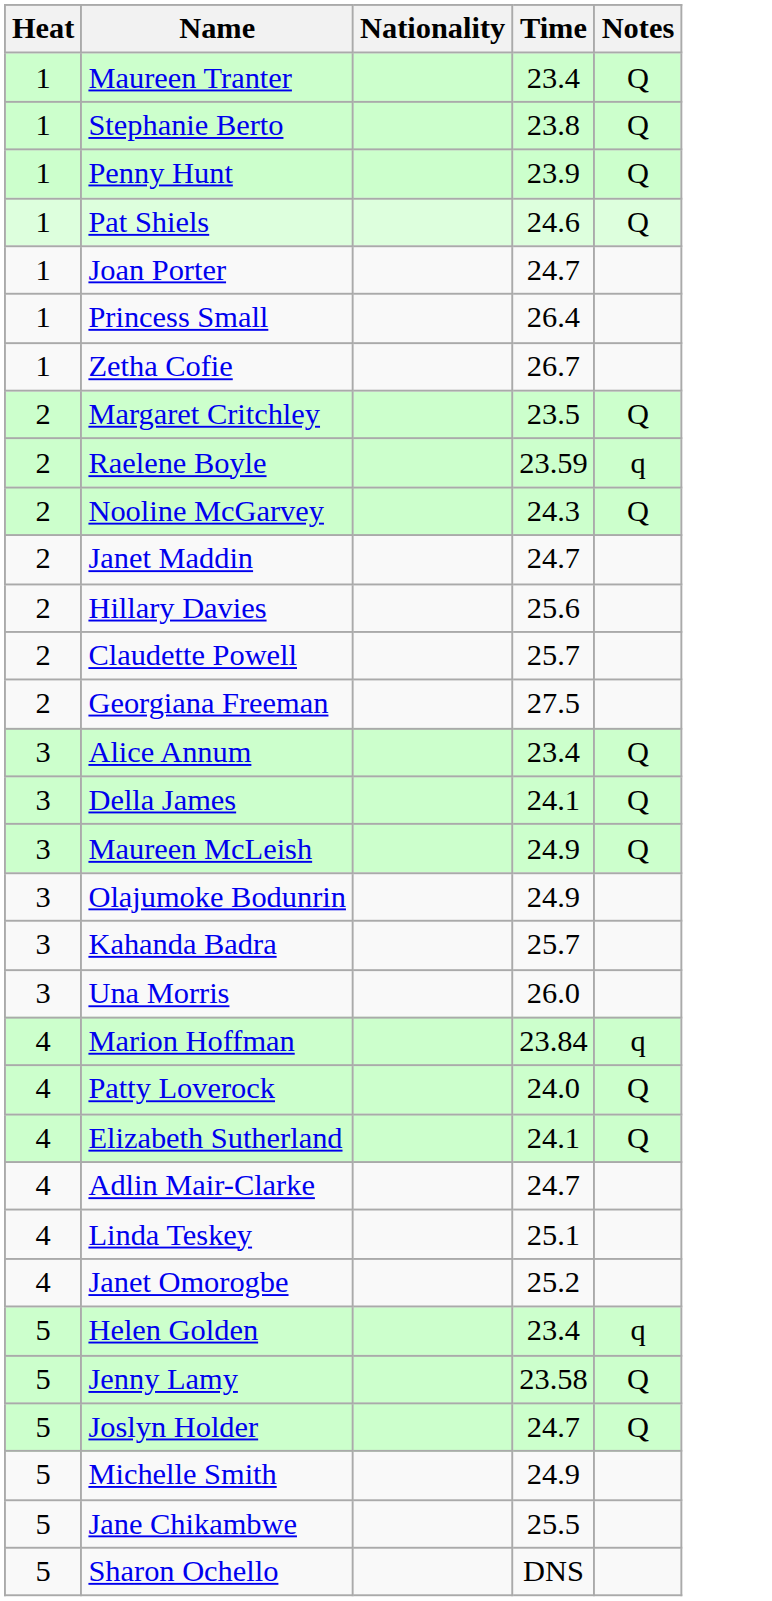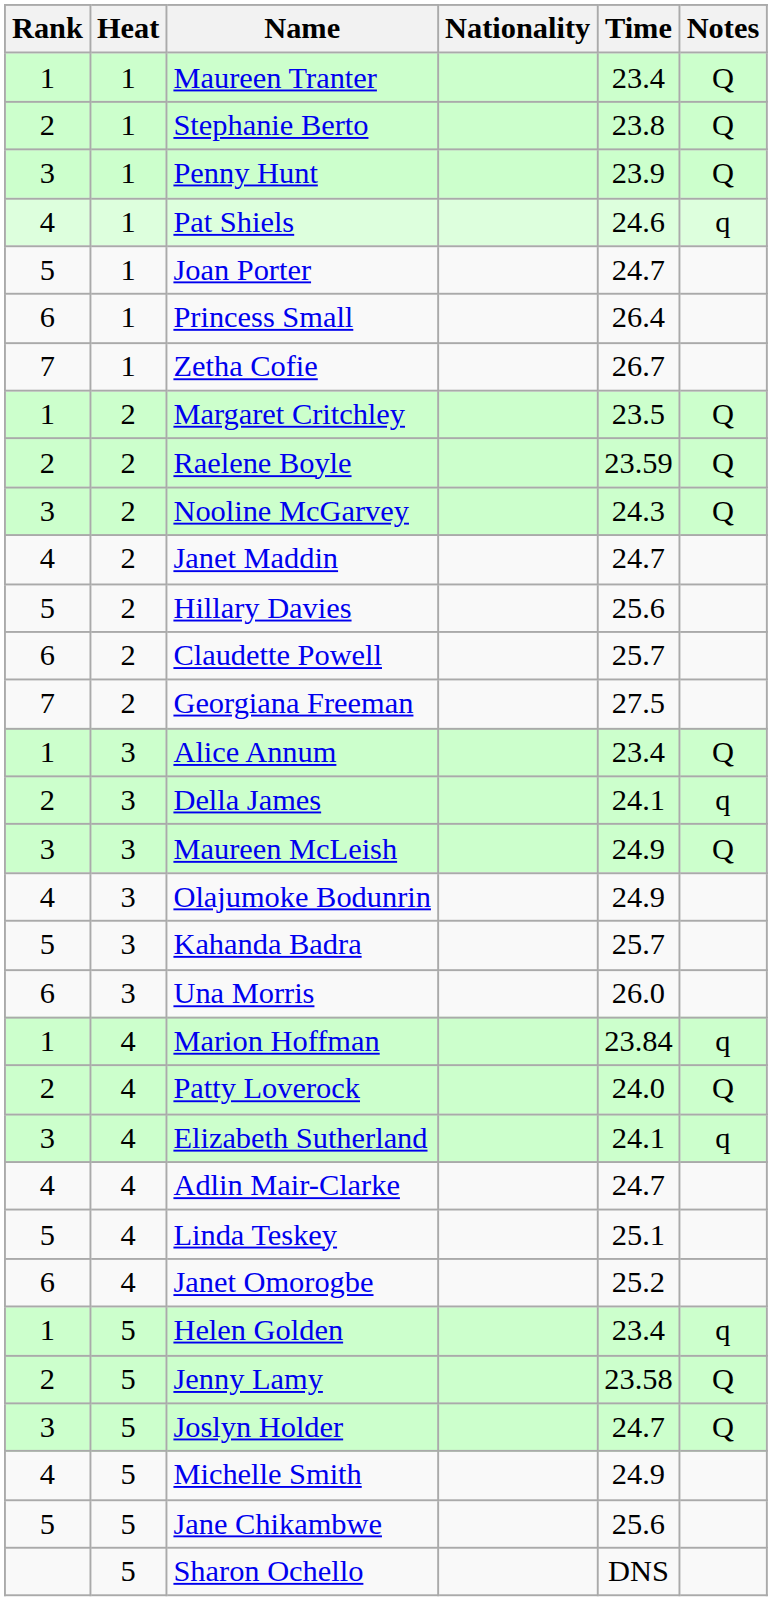+ column: (47, 28)
(638, 221) Q -> (723, 221) q
(638, 462) q -> (723, 462) Q
(638, 800) Q -> (723, 800) q
(638, 1137) Q -> (723, 1137) q
(553, 1523) 25.5 -> (638, 1523) 25.6
